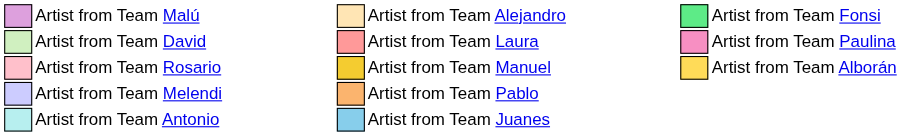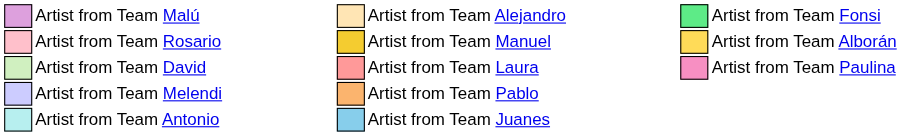rows swapped: (121, 41) <-> (128, 67)
